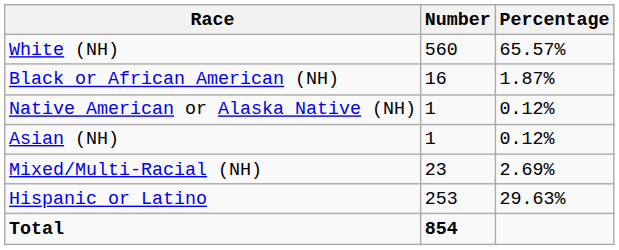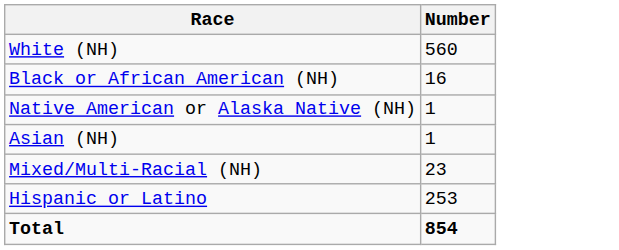- column: (555, 20)
